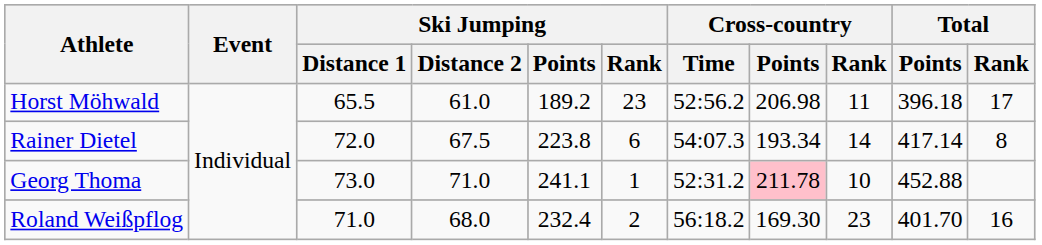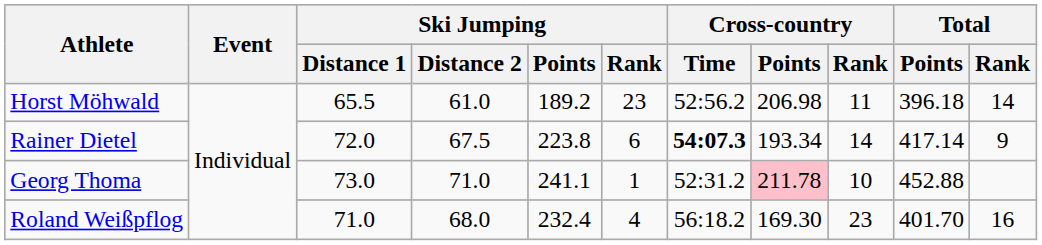(1001, 102) 17 -> (1003, 102) 14
(709, 141) normal -> (709, 141) bold
(1001, 141) 8 -> (1003, 141) 9
(634, 219) 2 -> (634, 219) 4
